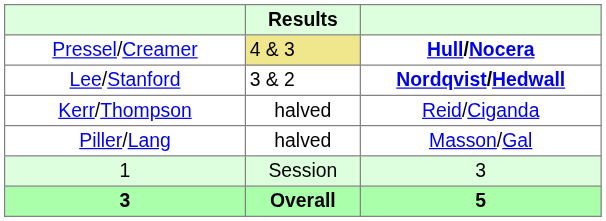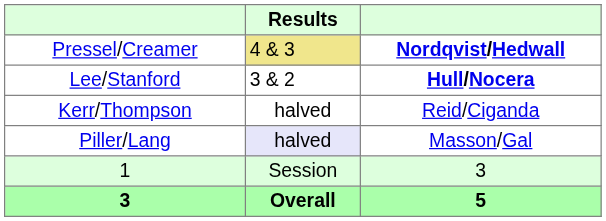(481, 49) Hull/Nocera -> (481, 49) Nordqvist/Hedwall
(481, 80) Nordqvist/Hedwall -> (481, 80) Hull/Nocera
(303, 140) no background -> (303, 140) lavender background
